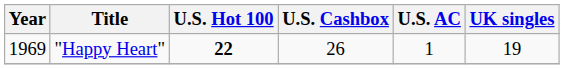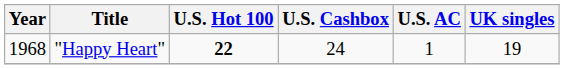(27, 48) 1969 -> (27, 48) 1968
(336, 48) 26 -> (336, 48) 24
